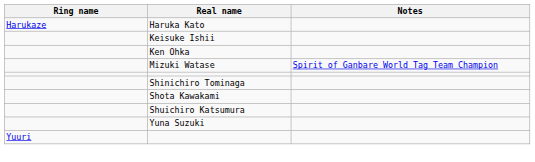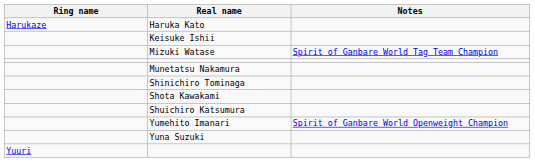- row: (76, 52)
+ row: (76, 69)
+ row: (76, 124)
